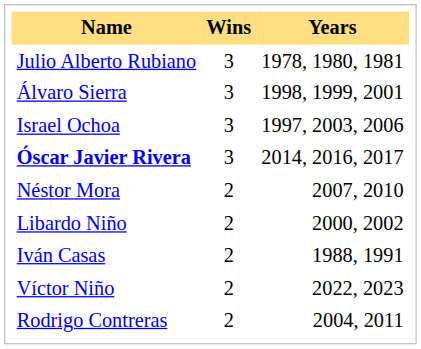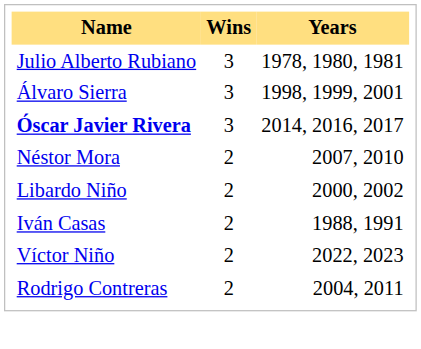- row: (68, 125)
